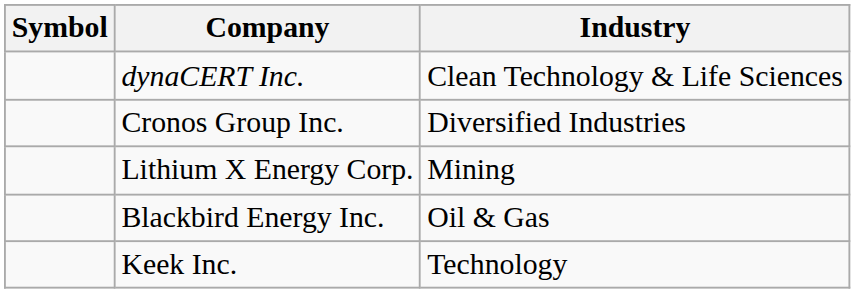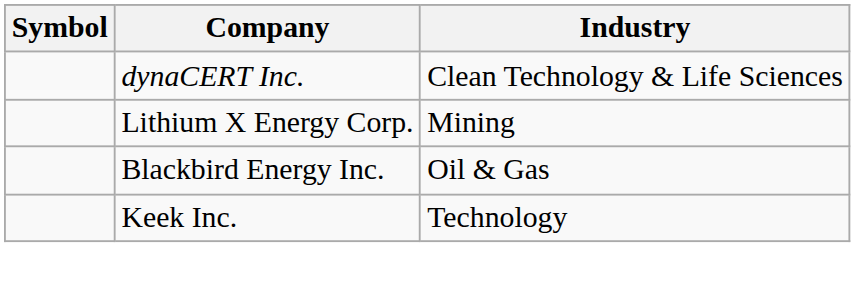- row: (233, 122)
